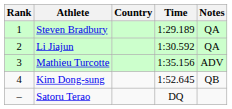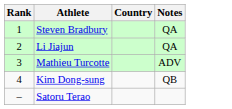- column: (176, 12)
